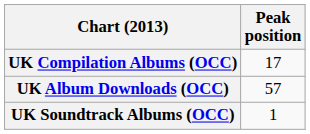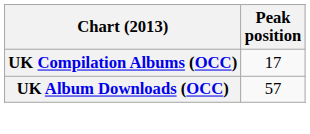- row: (123, 115)
